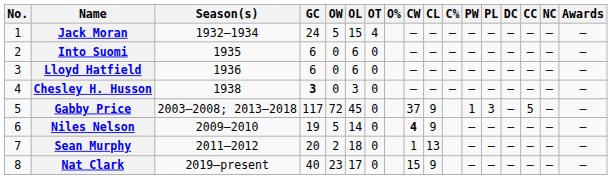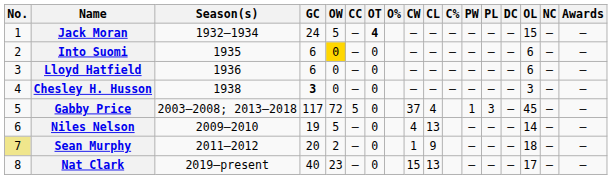columns swapped: (355, 14) <-> (530, 14)
(375, 33) normal -> (375, 33) bold
(336, 52) no background -> (336, 52) gold background
(433, 108) 9 -> (433, 108) 4
(414, 127) bold -> (414, 127) normal
(433, 127) 9 -> (433, 127) 13
(18, 146) no background -> (18, 146) khaki background
(433, 146) 13 -> (433, 146) 9
(433, 165) 9 -> (433, 165) 13
